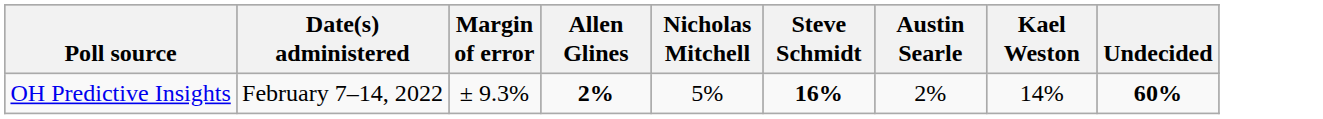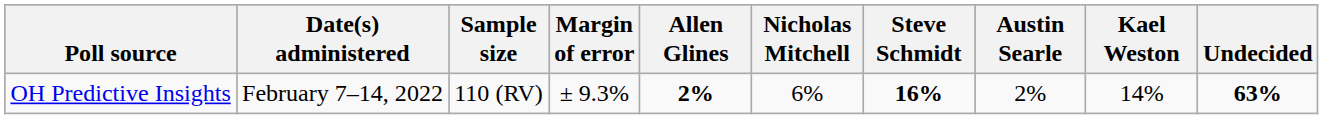+ column: (499, 38)
(707, 92) 5% -> (807, 92) 6%
(1158, 92) 60% -> (1258, 92) 63%
